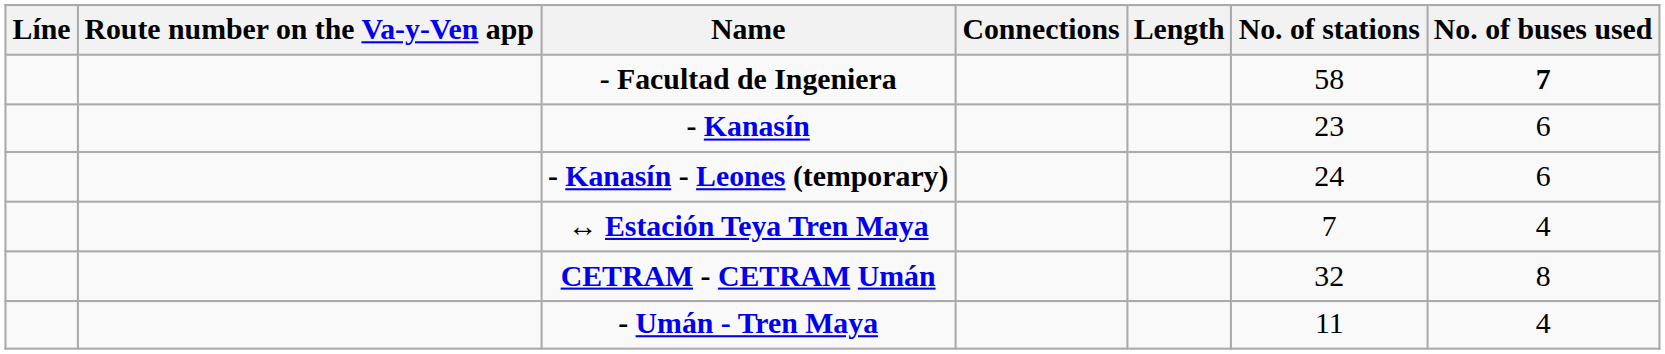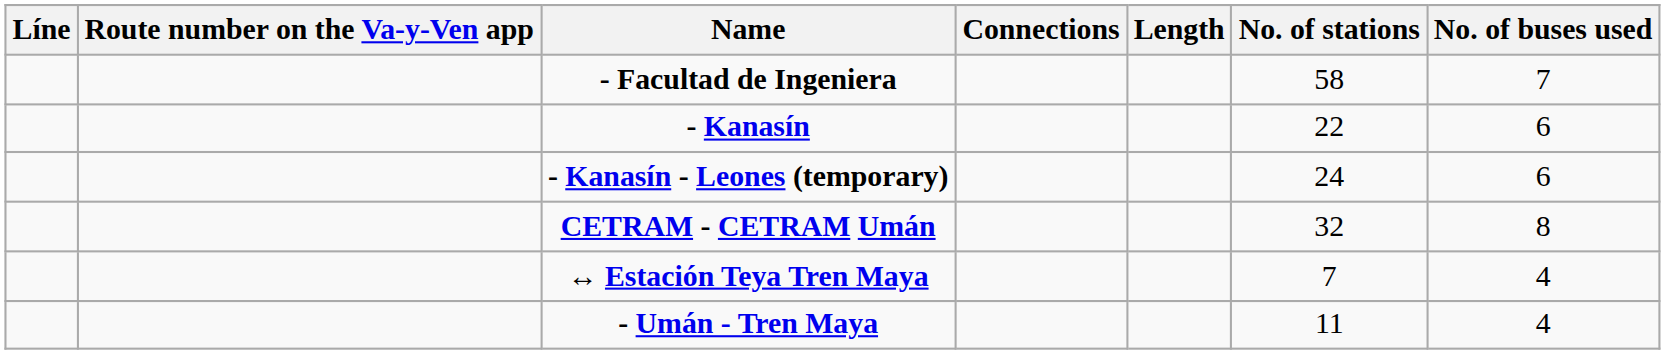(1543, 78) bold -> (1543, 78) normal
(1329, 127) 23 -> (1329, 127) 22
rows swapped: (748, 225) <-> (748, 274)
